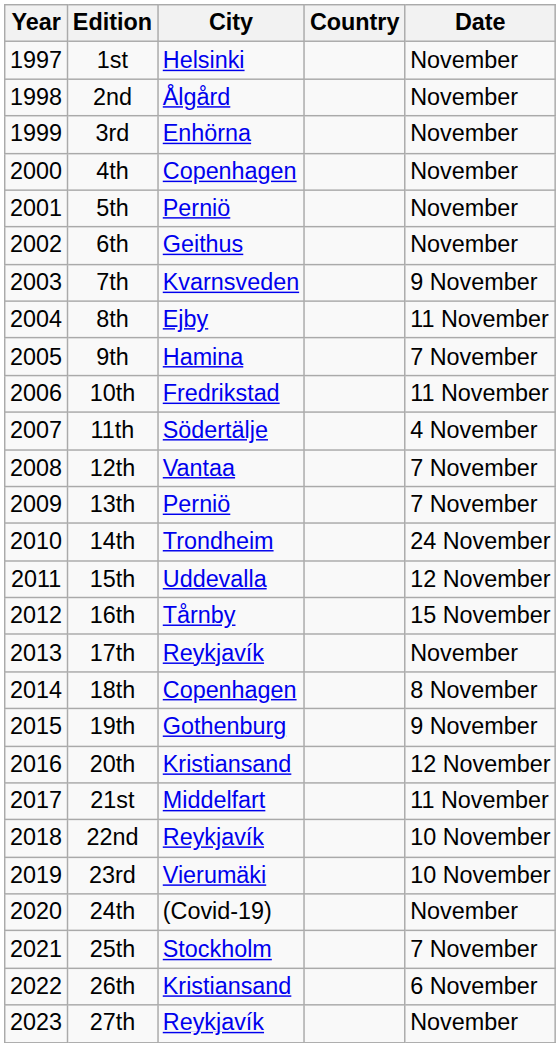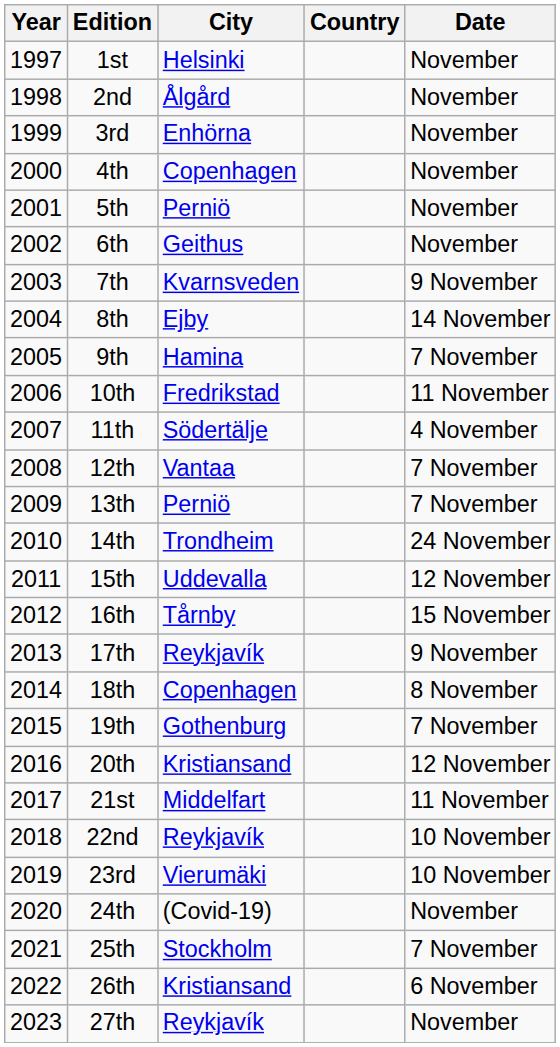(479, 319) 11 November -> (480, 319) 14 November
(464, 652) November -> (474, 652) 9 November
(474, 726) 9 November -> (474, 726) 7 November
